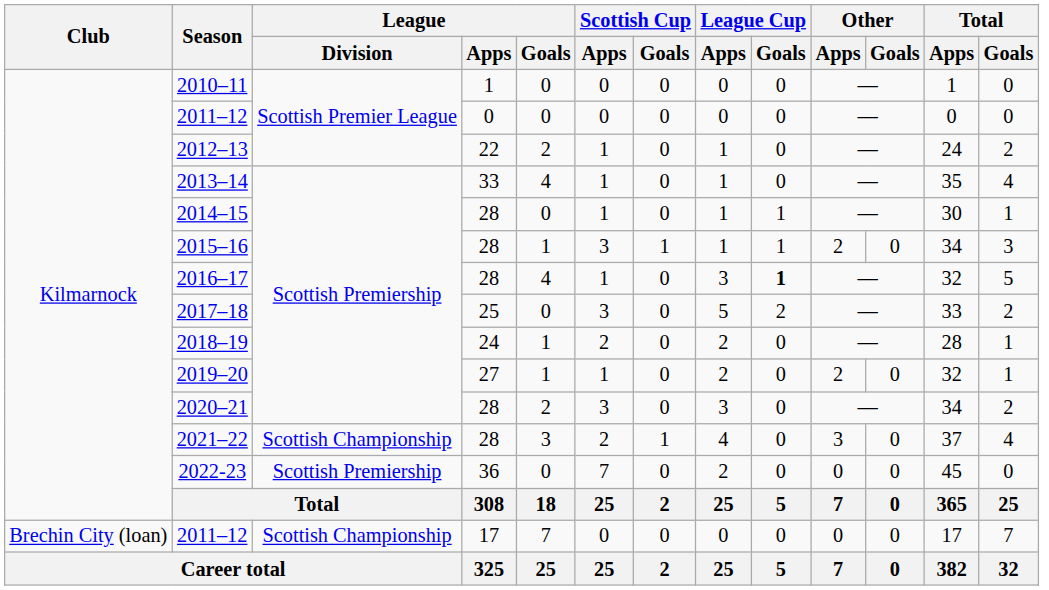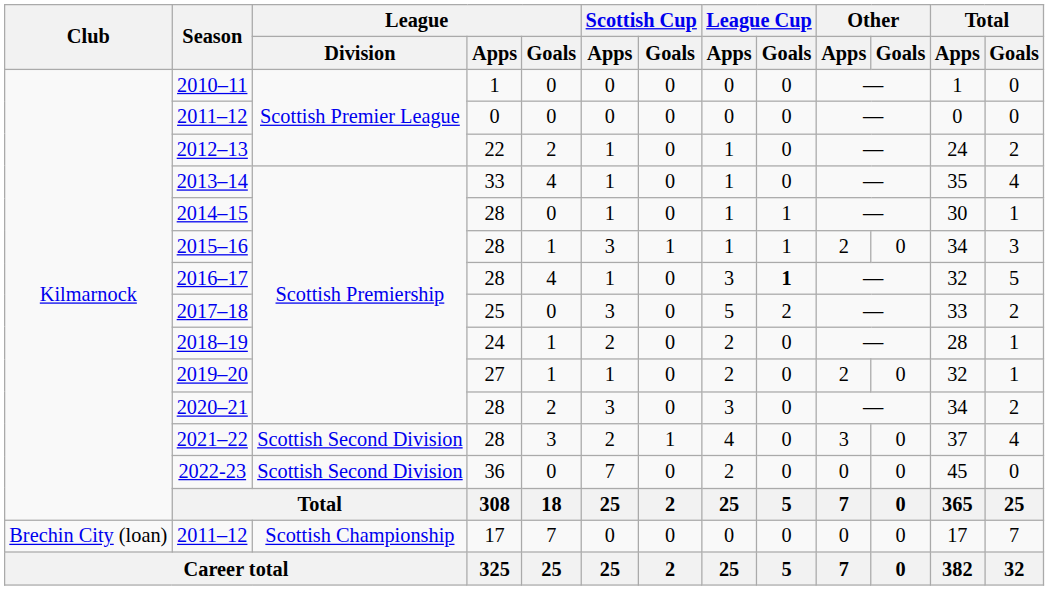(357, 439) Scottish Championship -> (360, 439) Scottish Second Division
(357, 471) Scottish Premiership -> (360, 471) Scottish Second Division
